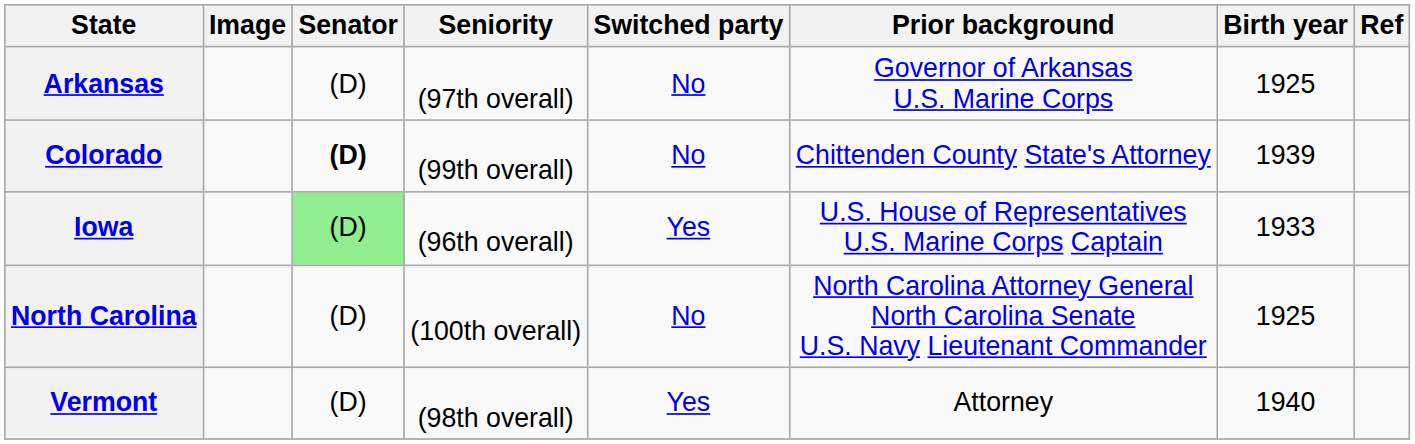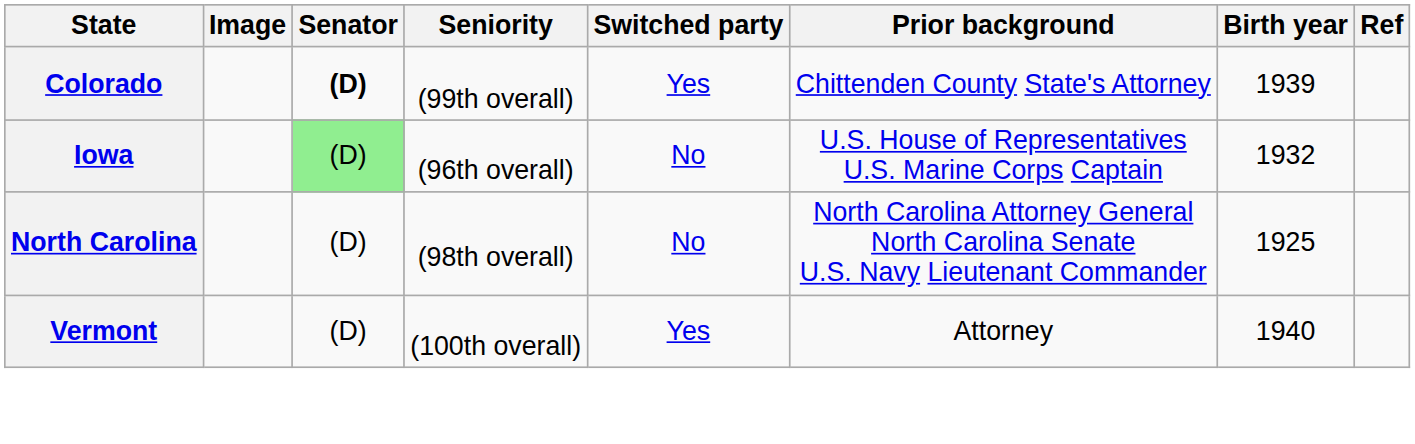- row: (104, 83)
(688, 155) No -> (688, 83) Yes
(688, 227) Yes -> (688, 155) No
(1286, 227) 1933 -> (1286, 155) 1932
(496, 330) (100th overall) -> (496, 258) (98th overall)
(496, 417) (98th overall) -> (496, 345) (100th overall)
